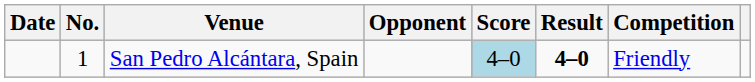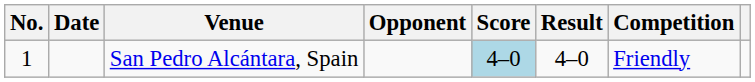columns swapped: (83, 22) <-> (33, 22)
(572, 58) bold -> (572, 58) normal
